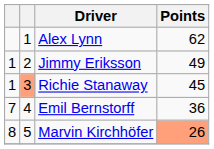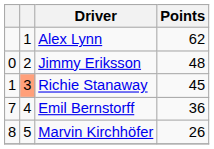(12, 62) 1 -> (12, 62) 0
(197, 62) 49 -> (197, 62) 48
(197, 131) lightsalmon background -> (197, 131) no background
